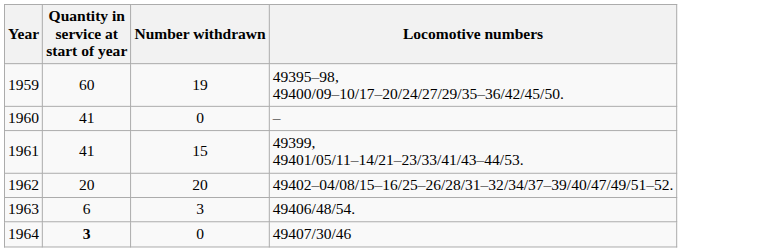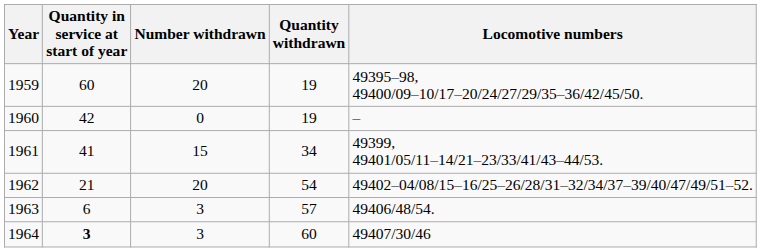+ column: (309, 34)
(200, 85) 19 -> (200, 85) 20
(87, 118) 41 -> (87, 118) 42
(87, 185) 20 -> (87, 185) 21
(200, 234) 0 -> (200, 234) 3
